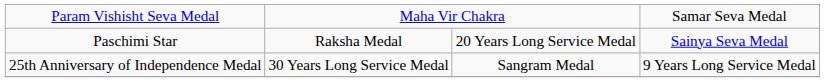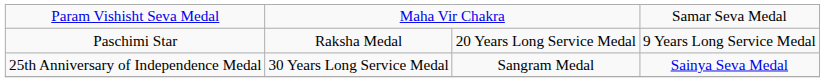(729, 40) Sainya Seva Medal -> (729, 40) 9 Years Long Service Medal
(729, 64) 9 Years Long Service Medal -> (729, 64) Sainya Seva Medal
